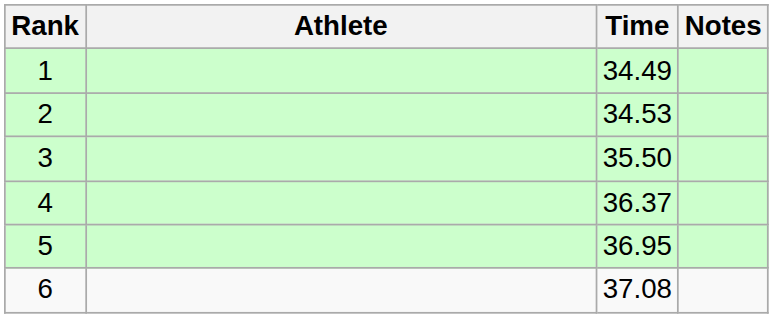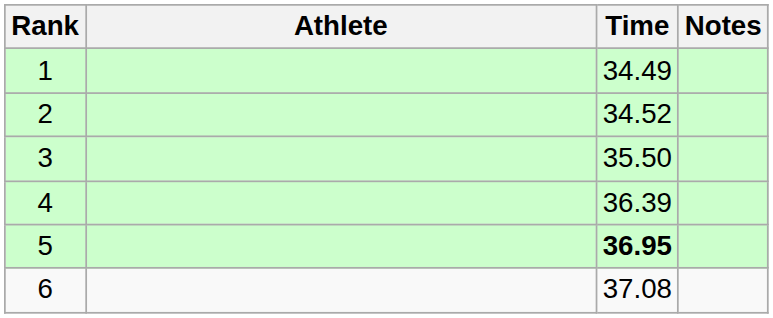(637, 114) 34.53 -> (637, 114) 34.52
(637, 202) 36.37 -> (637, 202) 36.39
(637, 245) normal -> (637, 245) bold
